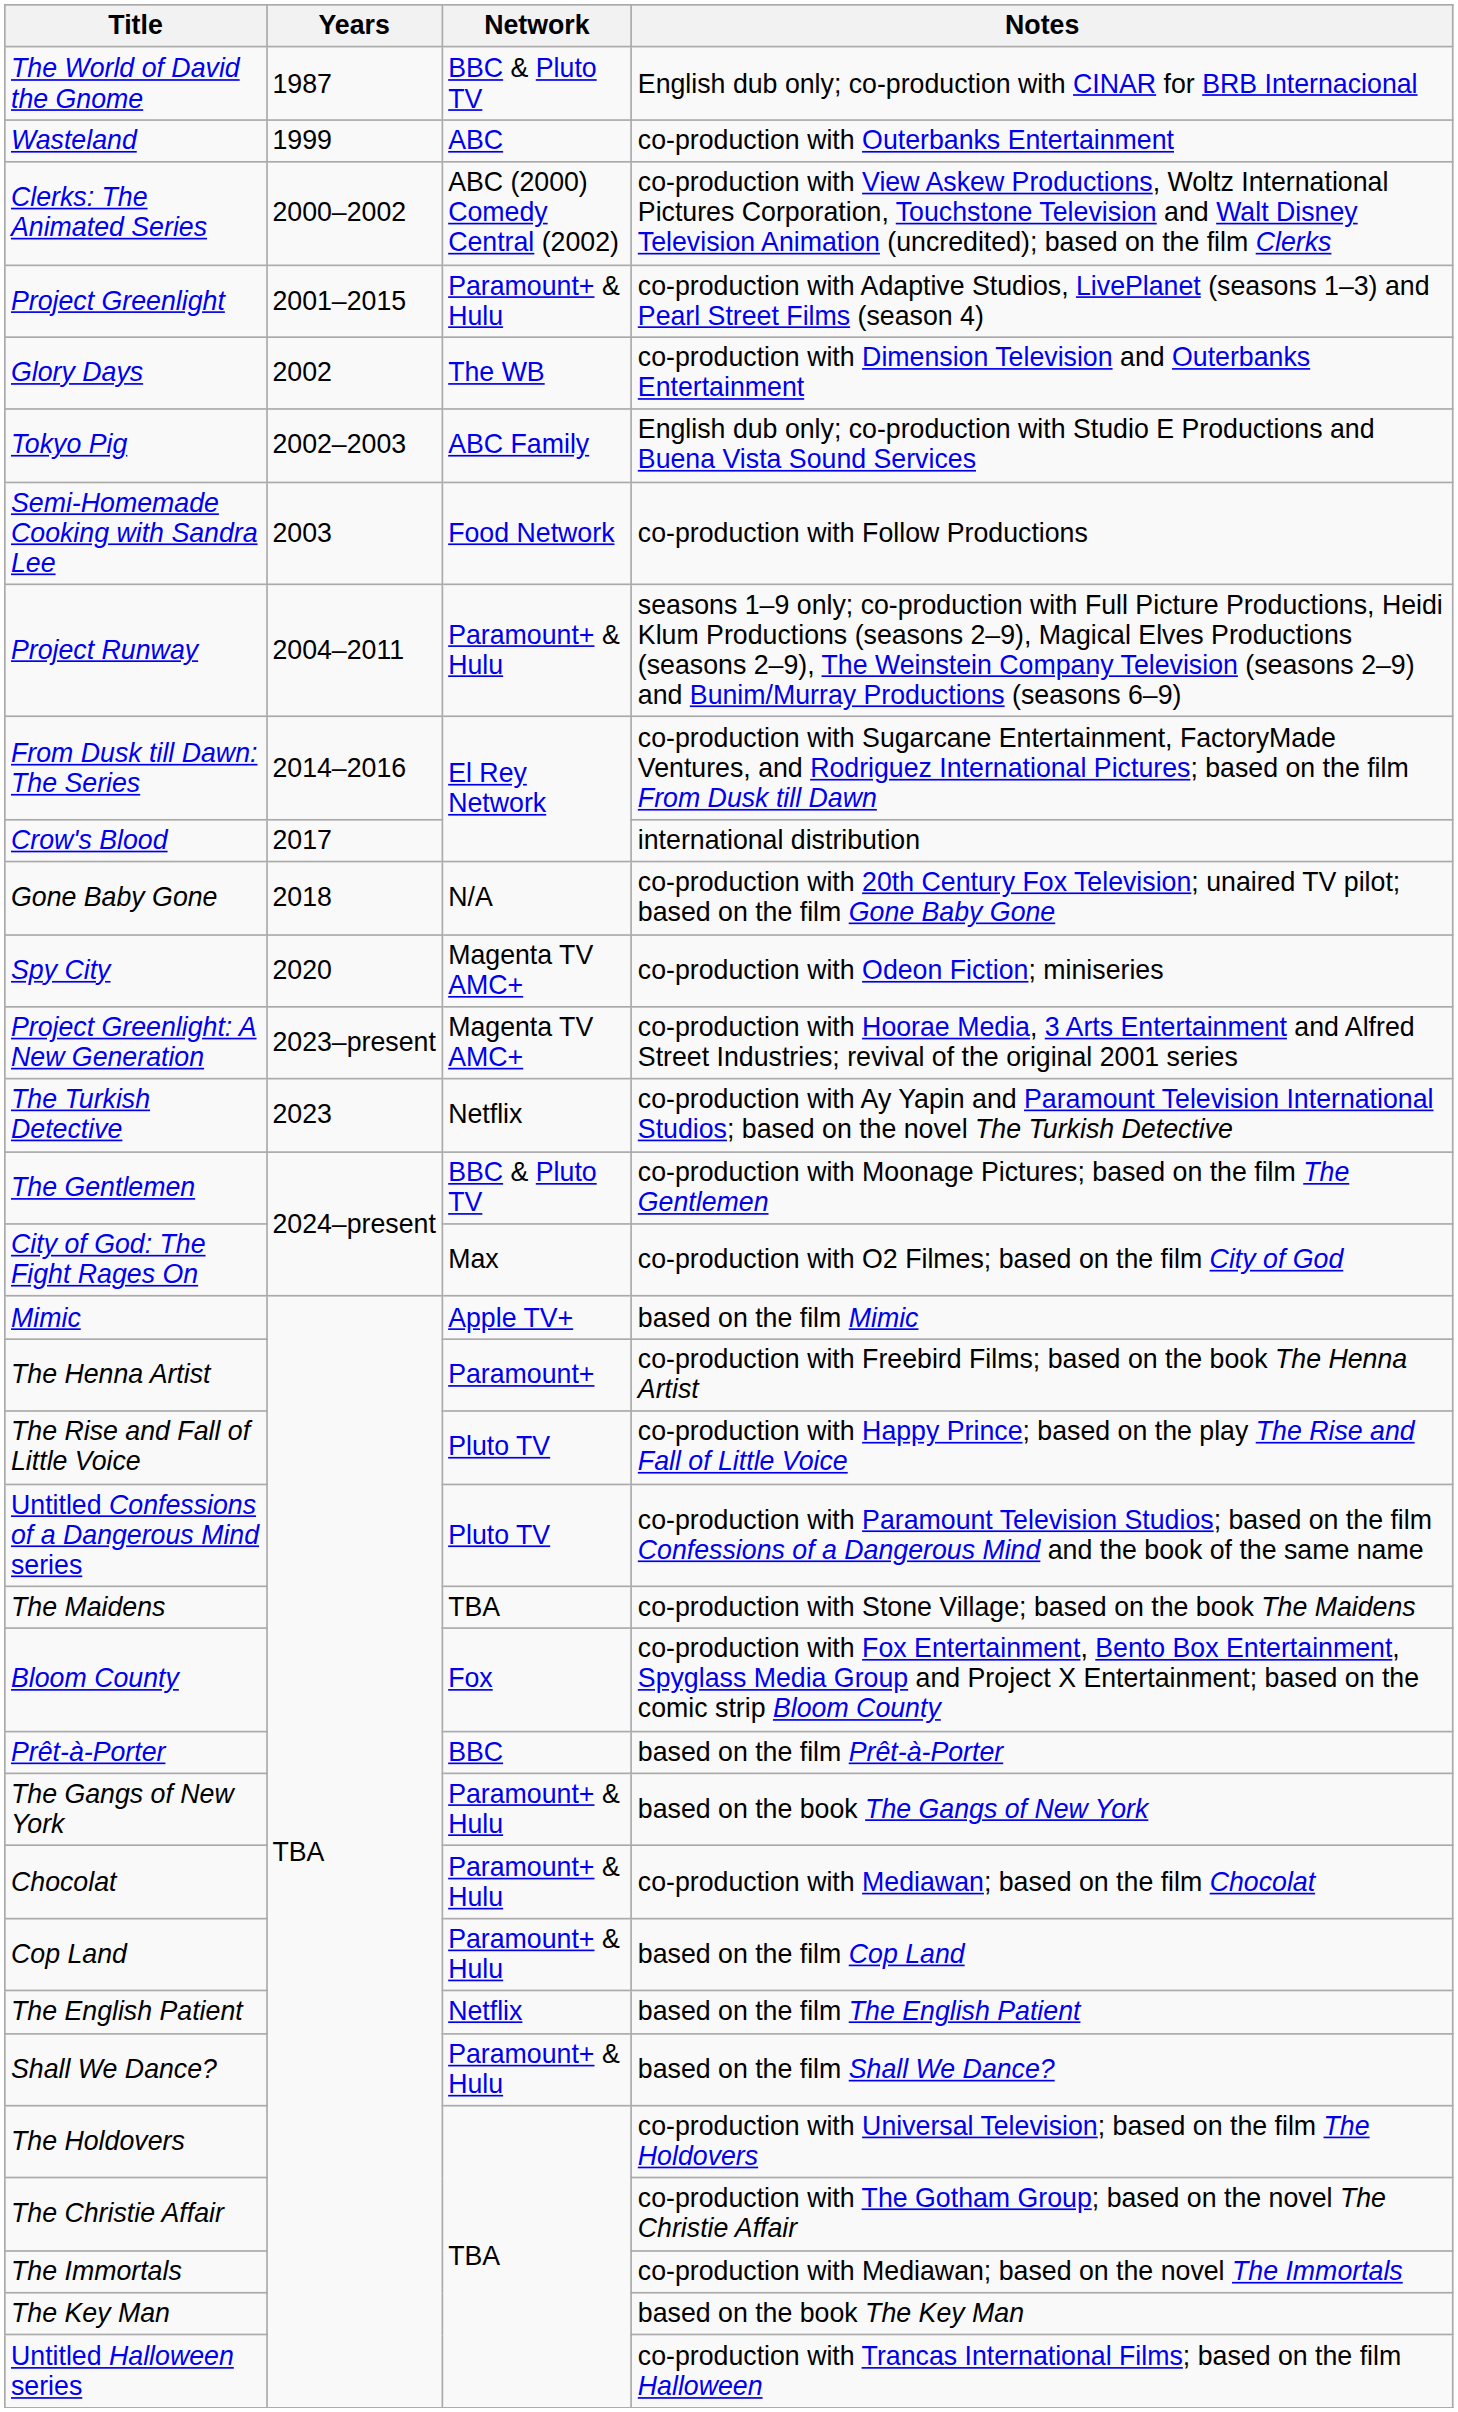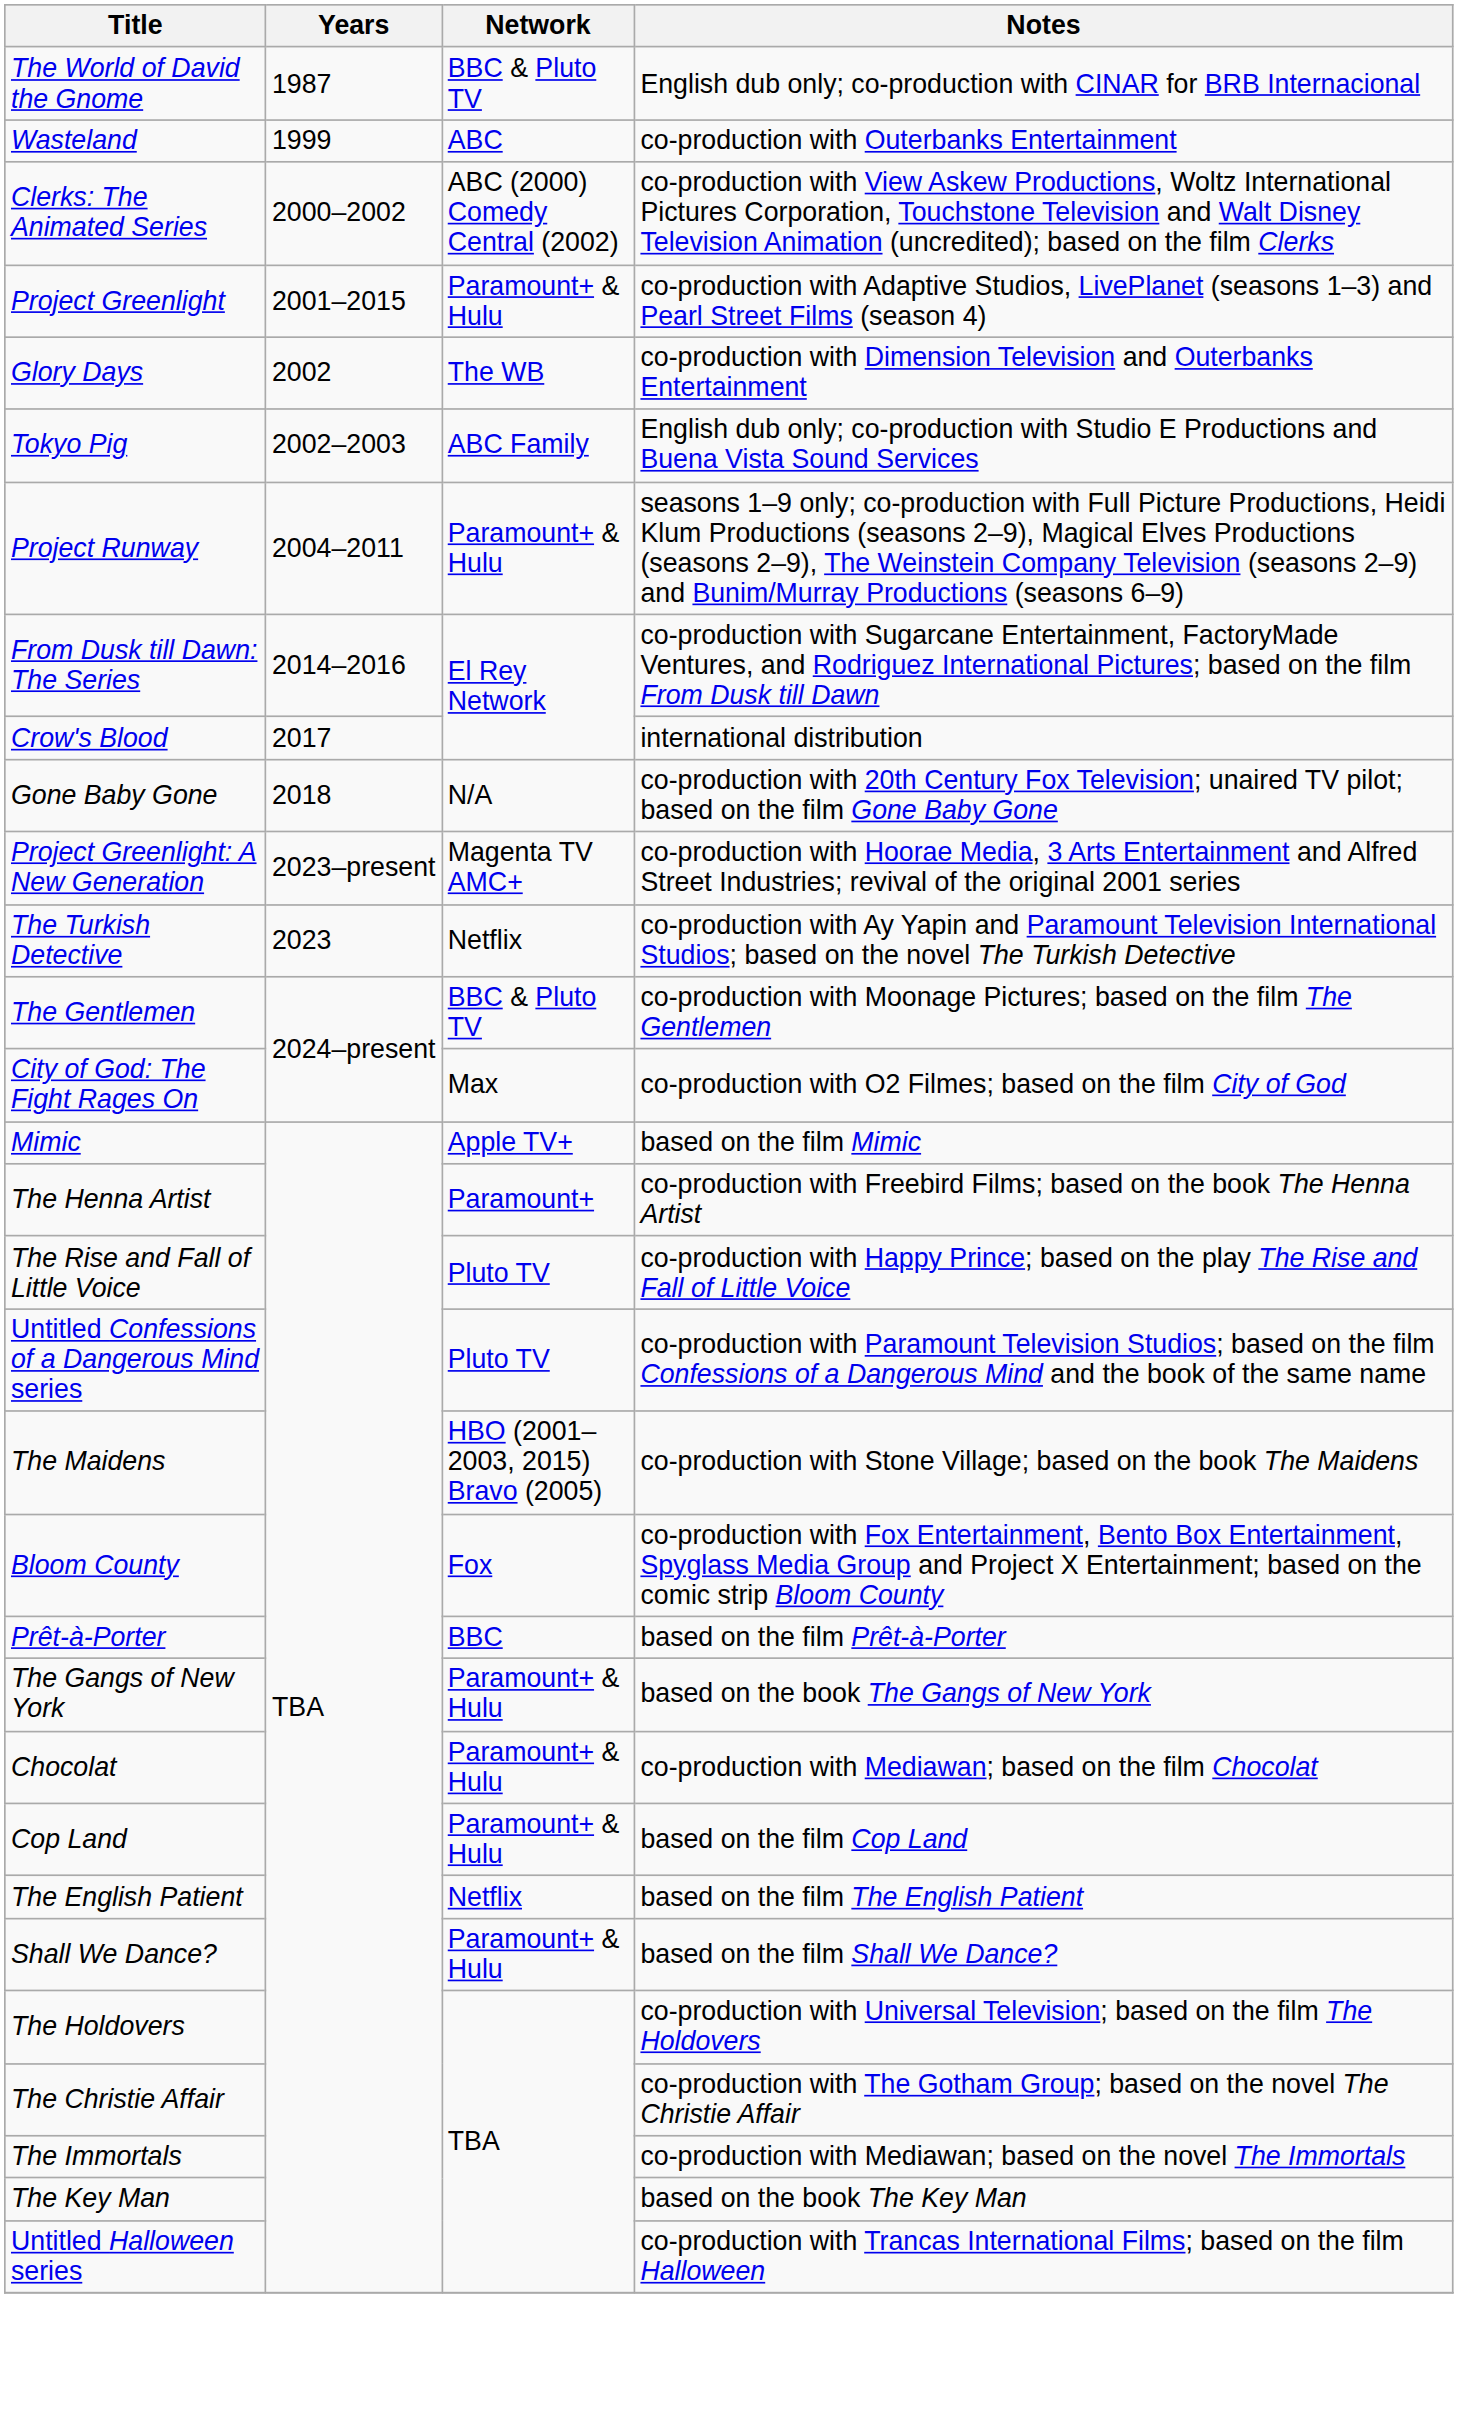- row: (134, 532)
- row: (61, 970)
(474, 1606) TBA -> (525, 1462) HBO (2001–2003, 2015) Bravo (2005)
